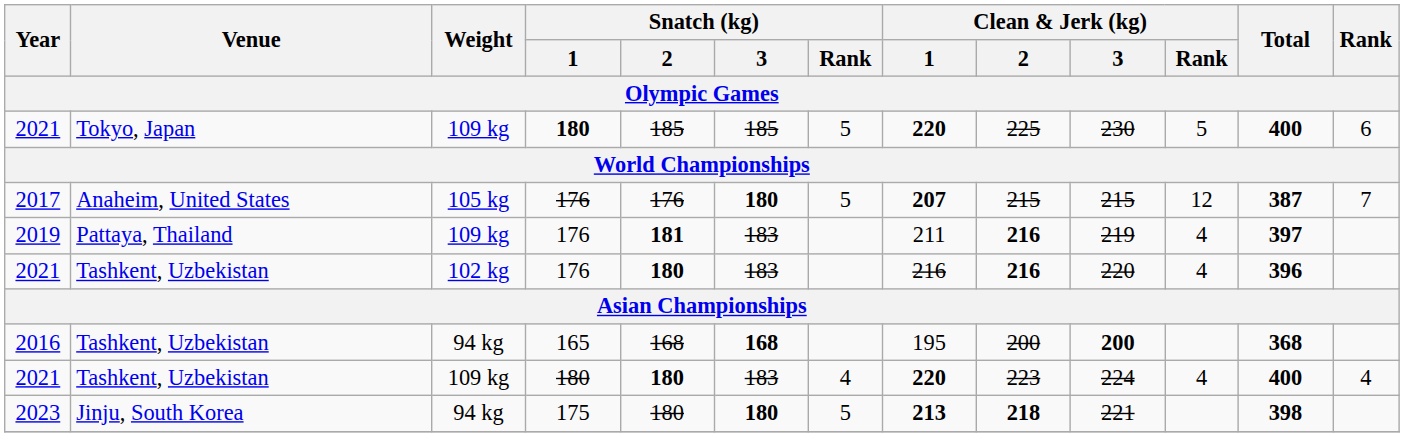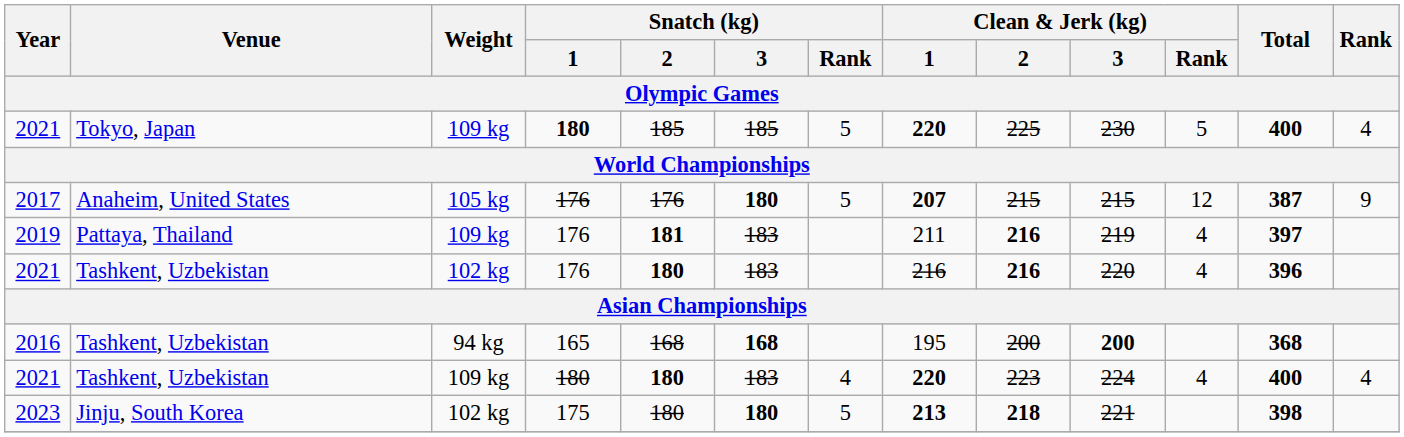(1366, 128) 6 -> (1366, 128) 4
(1366, 199) 7 -> (1366, 199) 9
(479, 413) 94 kg -> (479, 413) 102 kg
